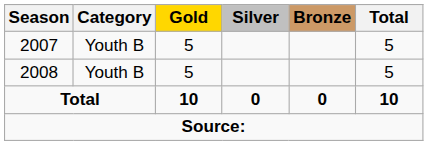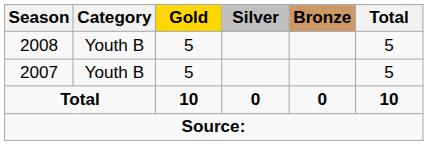rows swapped: (39, 45) <-> (39, 72)
